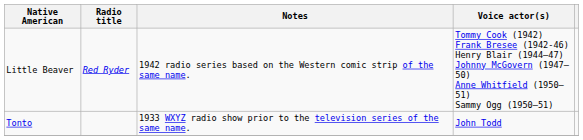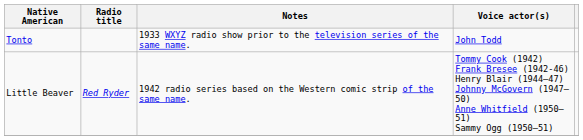rows swapped: (19, 123) <-> (40, 70)
